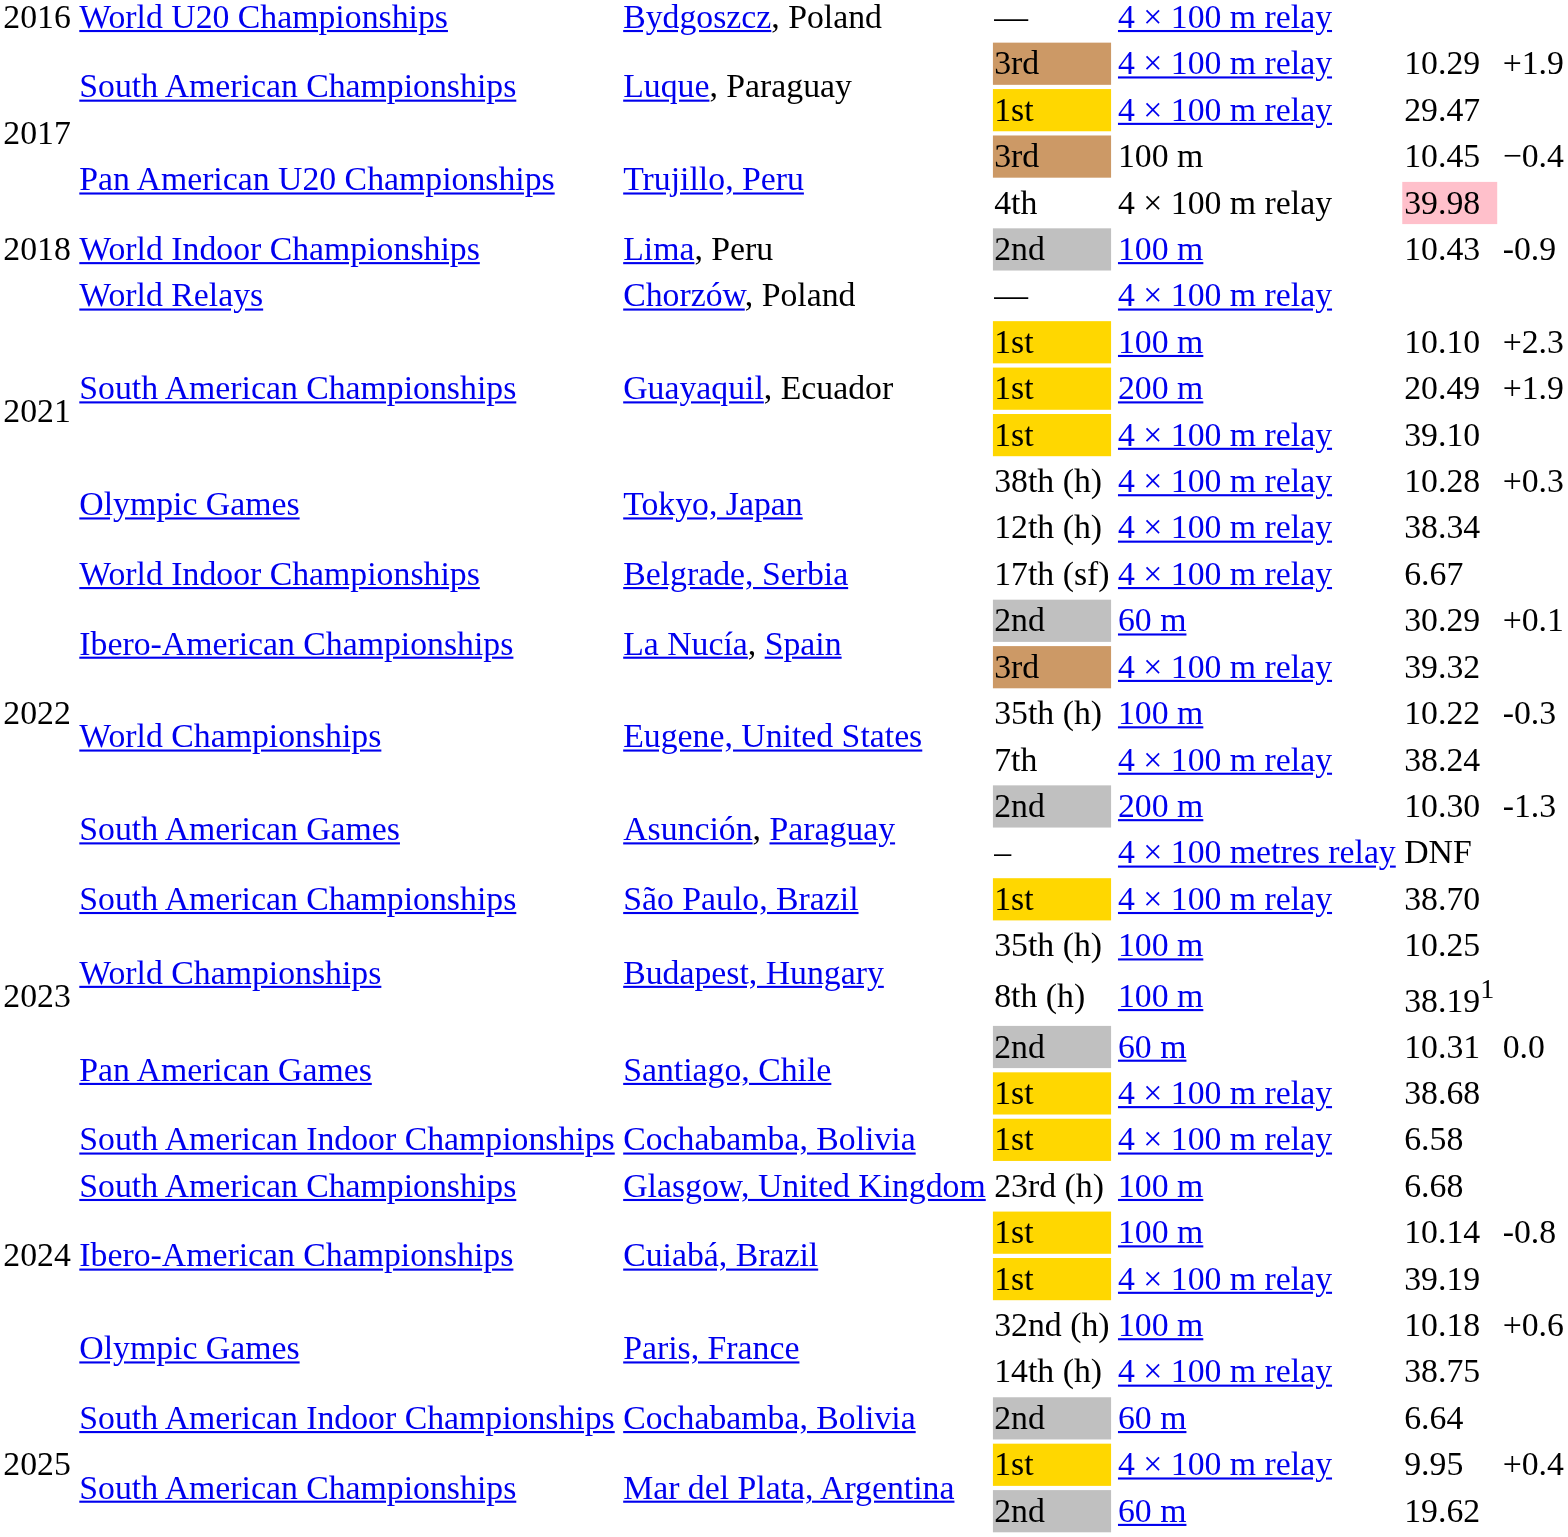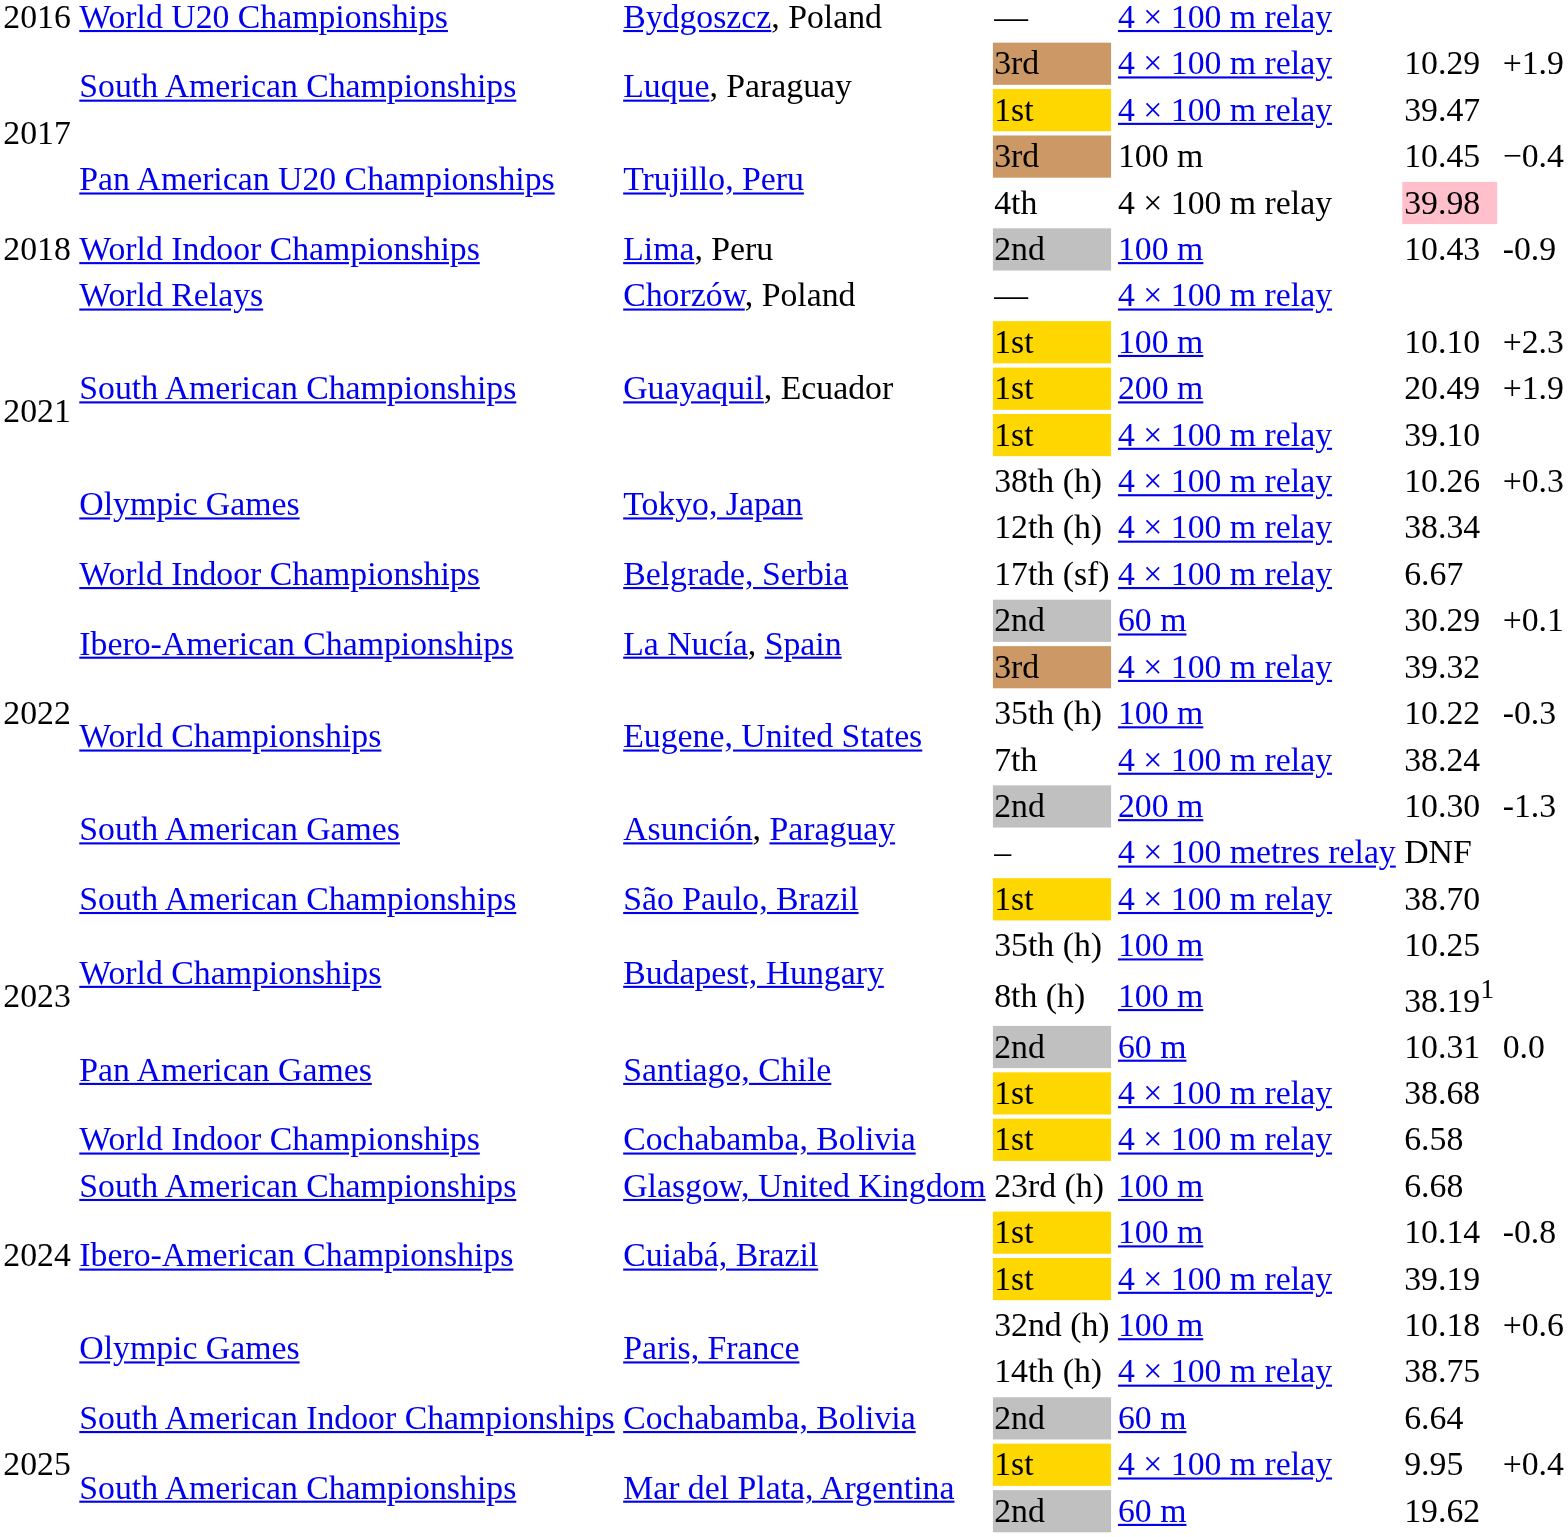(1442, 109) 29.47 -> (1442, 109) 39.47
(1442, 480) 10.28 -> (1442, 480) 10.26
(347, 1139) South American Indoor Championships -> (280, 1139) World Indoor Championships
